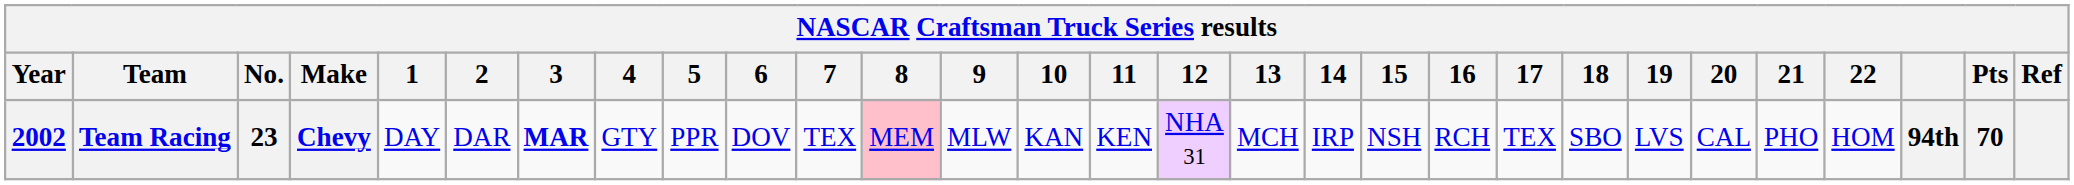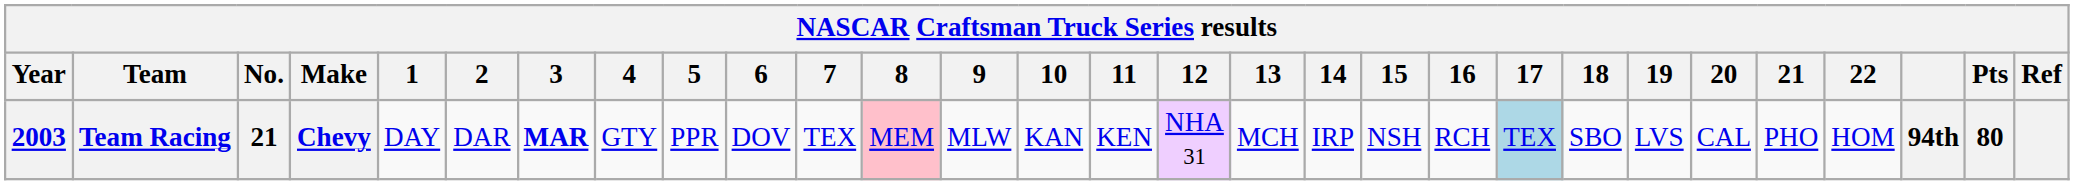(39, 138) 2002 -> (39, 138) 2003
(264, 138) 23 -> (264, 138) 21
(1530, 138) no background -> (1530, 138) lightblue background
(1990, 138) 70 -> (1990, 138) 80
